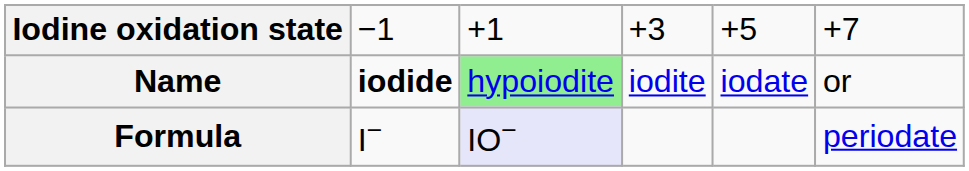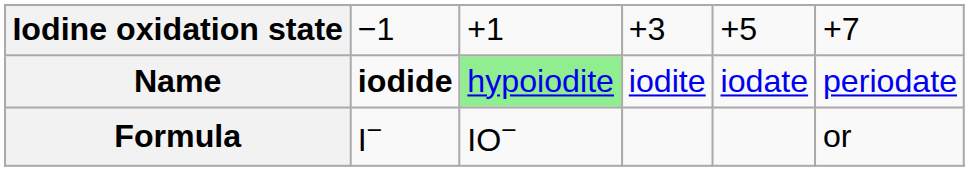(837, 81) or -> (890, 81) periodate
(492, 136) lavender background -> (492, 136) no background
(890, 136) periodate -> (837, 136) or
